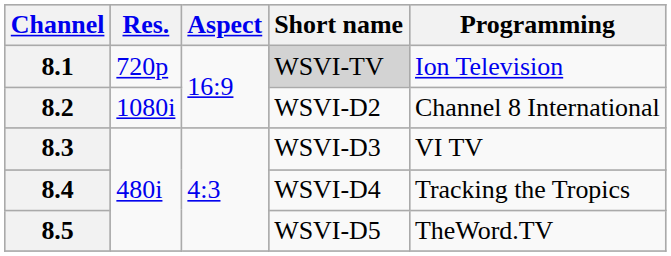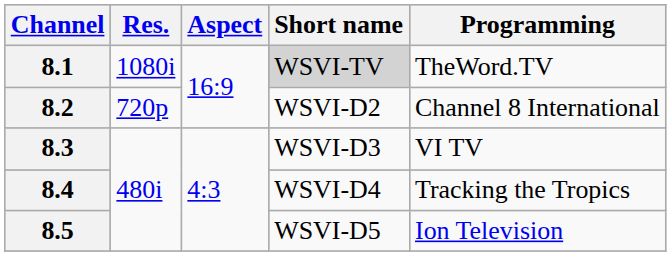(142, 66) 720p -> (146, 66) 1080i
(489, 66) Ion Television -> (484, 66) TheWord.TV
(146, 107) 1080i -> (142, 107) 720p
(484, 230) TheWord.TV -> (489, 230) Ion Television
